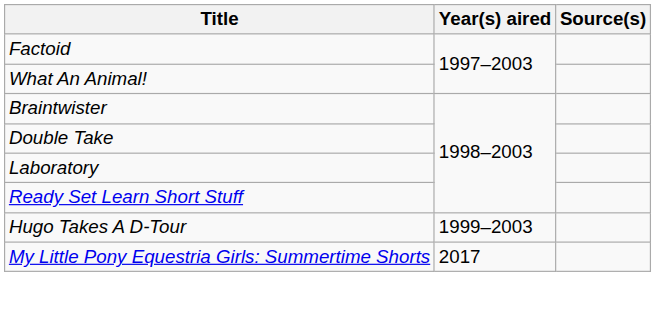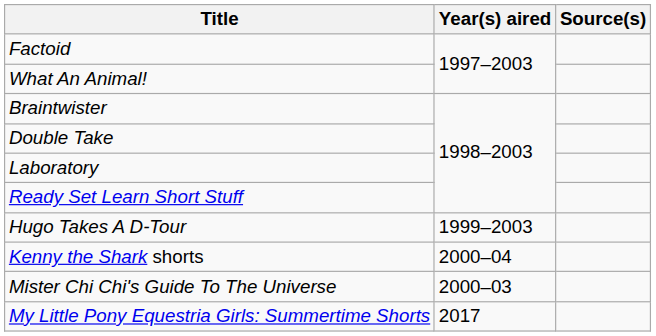+ row: (106, 256)
+ row: (173, 286)
